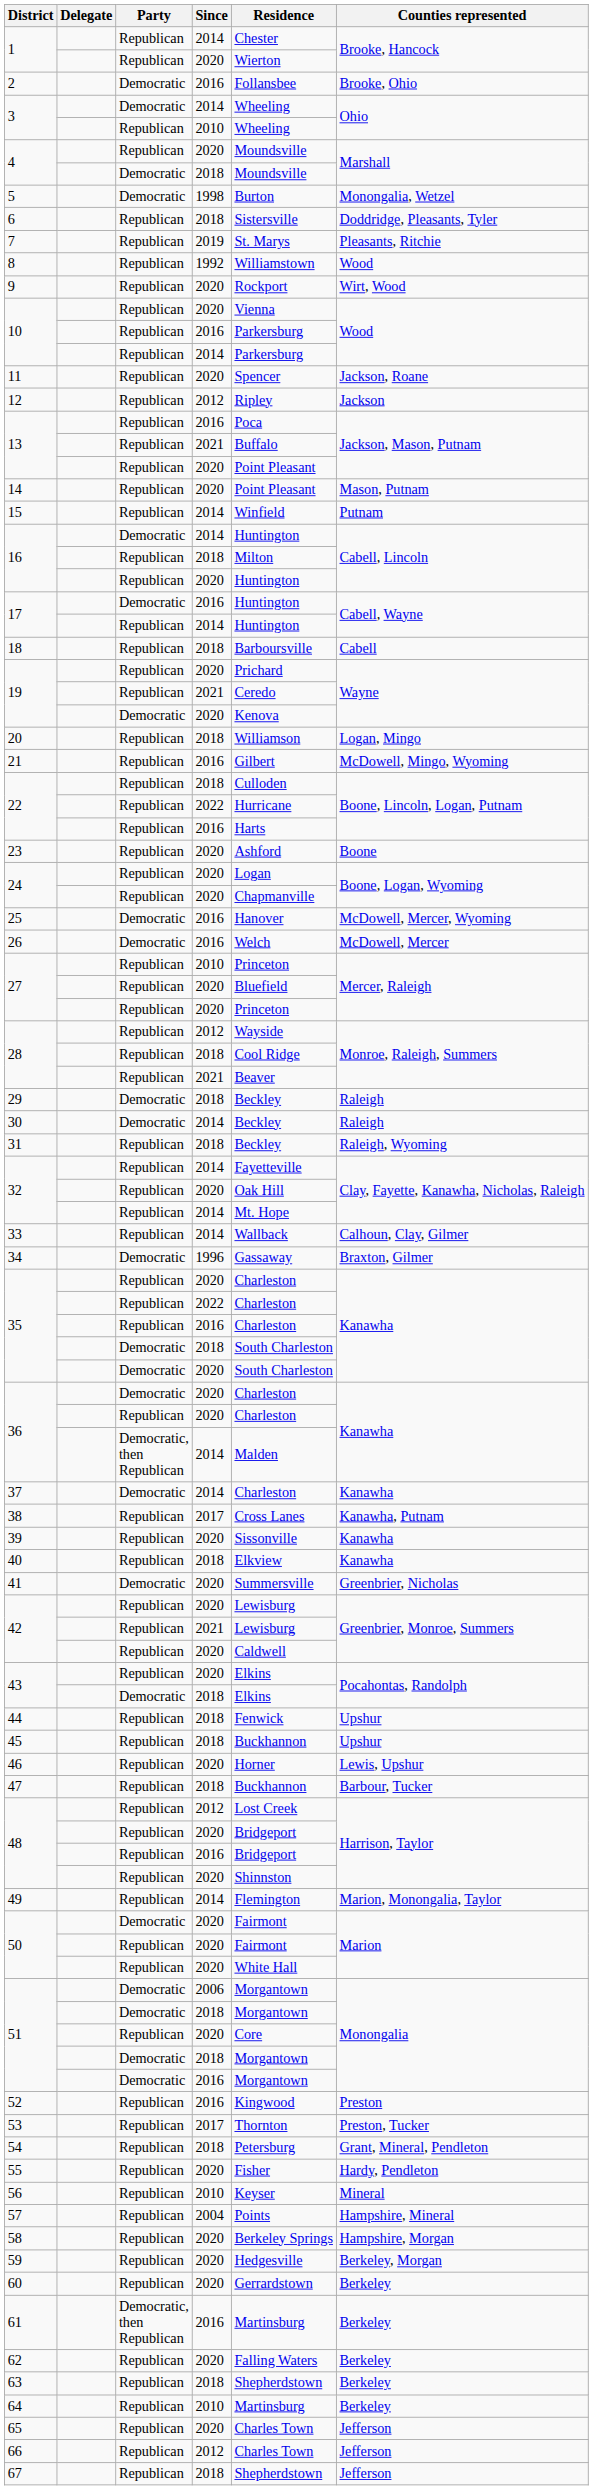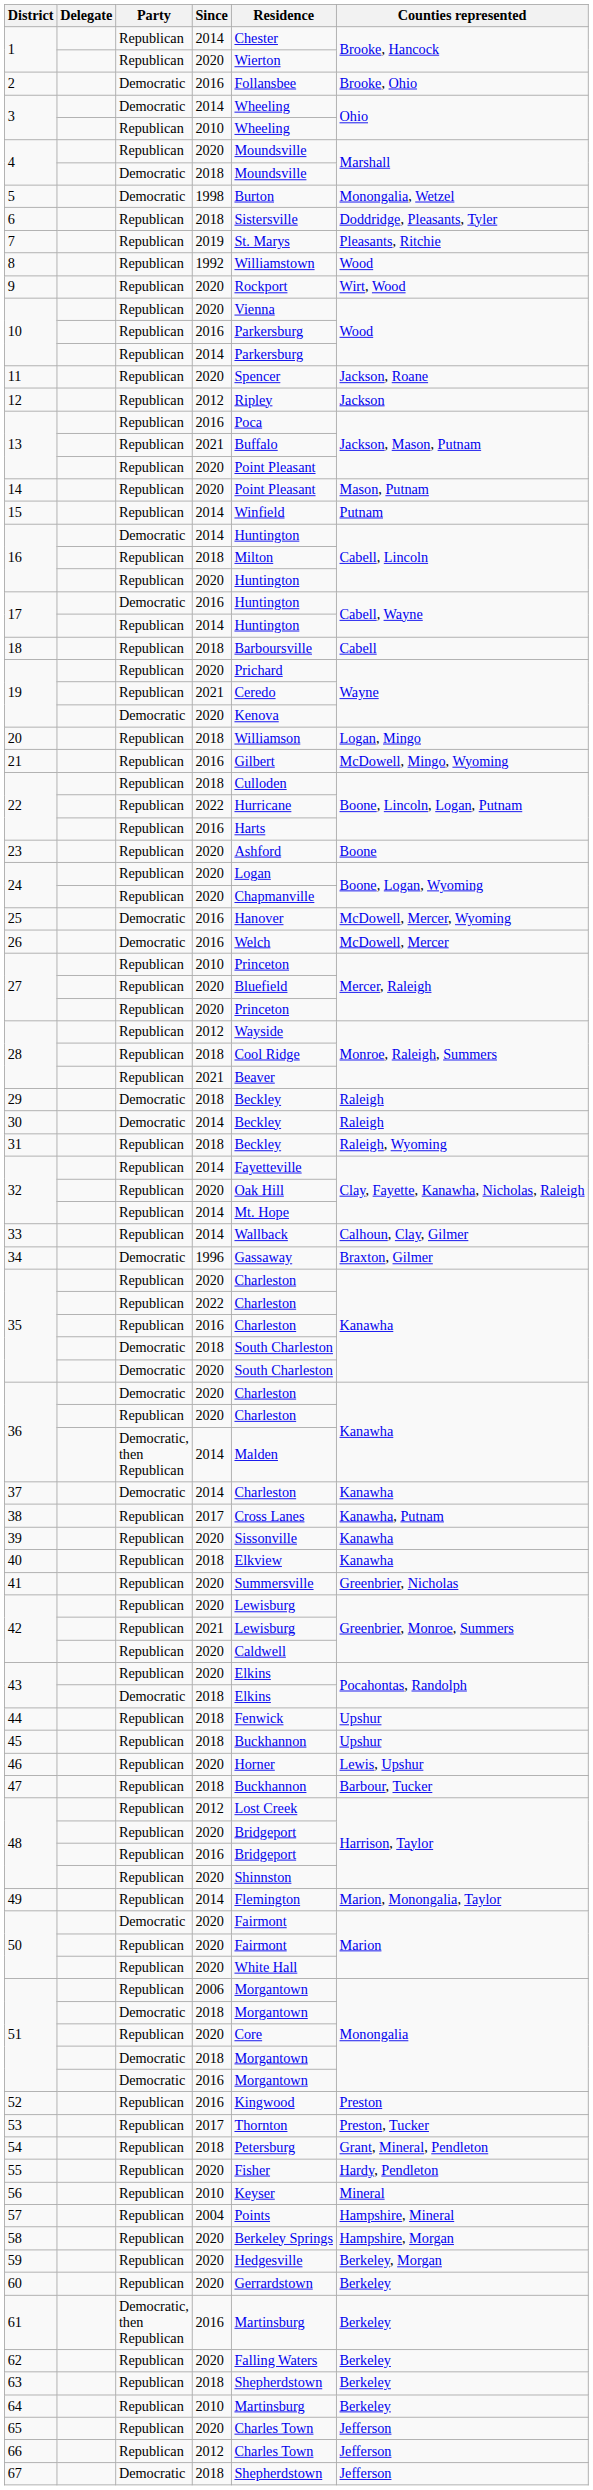(152, 1583) Democratic -> (151, 1583) Republican
(152, 1990) Democratic -> (151, 1990) Republican
(151, 2473) Republican -> (152, 2473) Democratic
